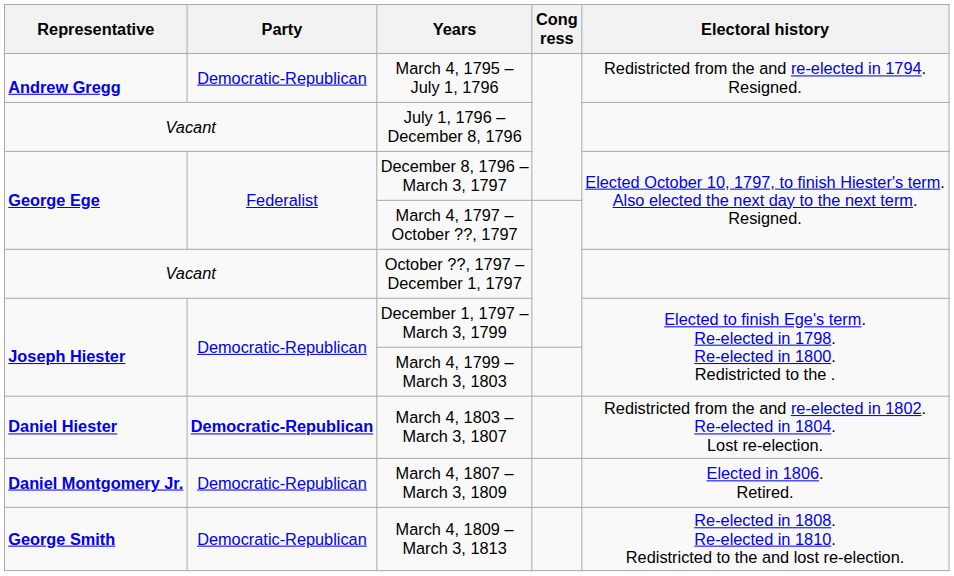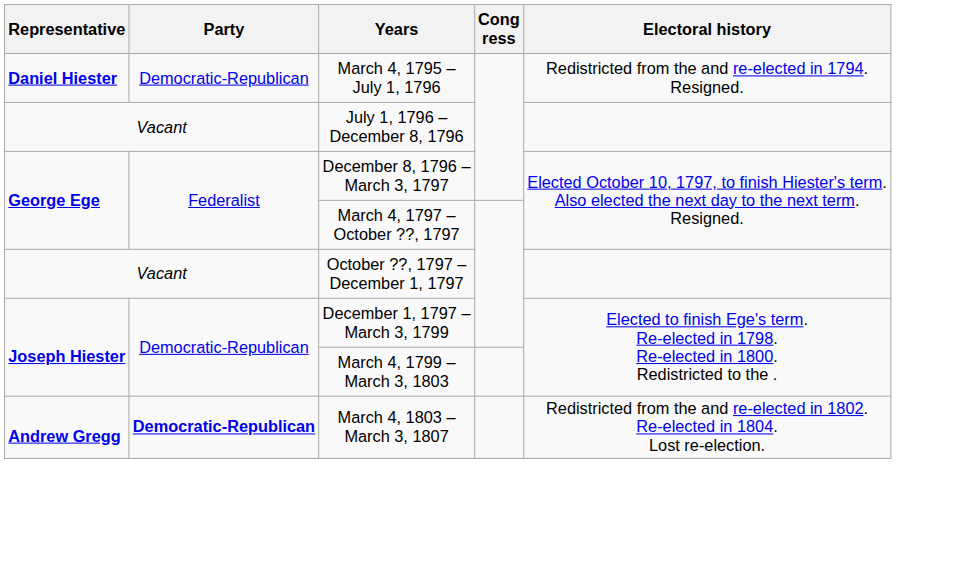(64, 87) Andrew Gregg -> (63, 77) Daniel Hiester
(63, 427) Daniel Hiester -> (64, 436) Andrew Gregg
- row: (455, 483)
- row: (455, 539)
